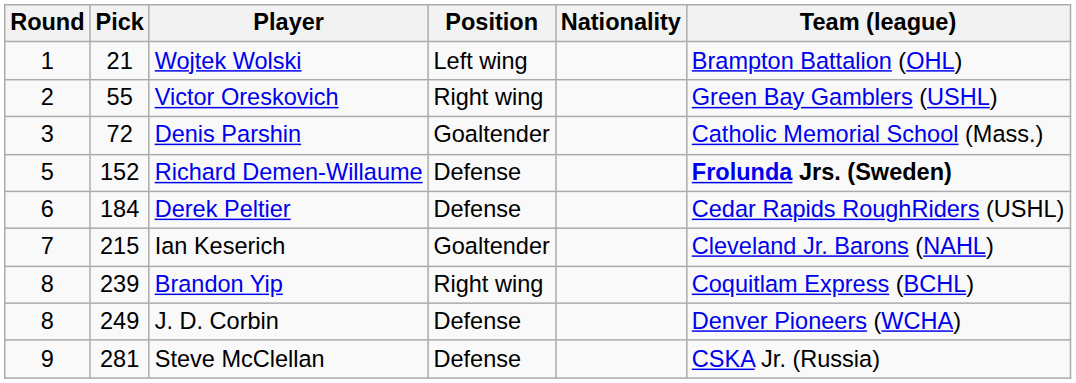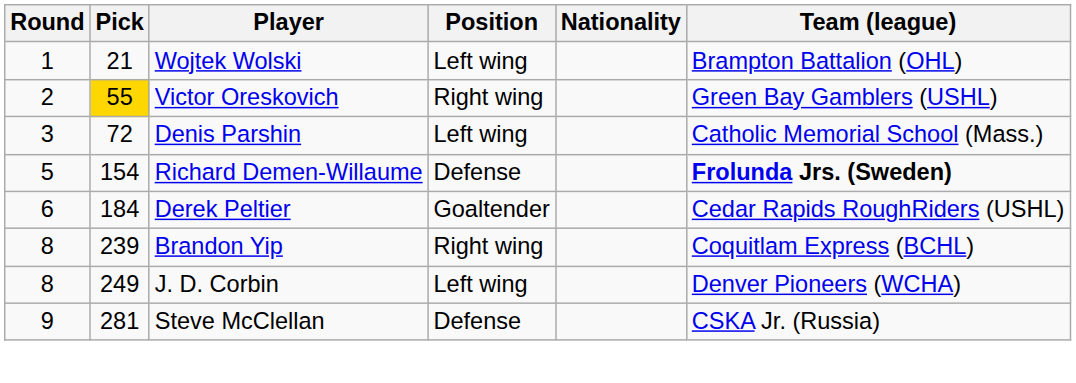(120, 97) no background -> (120, 97) gold background
(492, 135) Goaltender -> (481, 135) Left wing
(120, 172) 152 -> (120, 172) 154
(477, 209) Defense -> (492, 209) Goaltender
- row: (220, 246)
(477, 321) Defense -> (481, 284) Left wing
